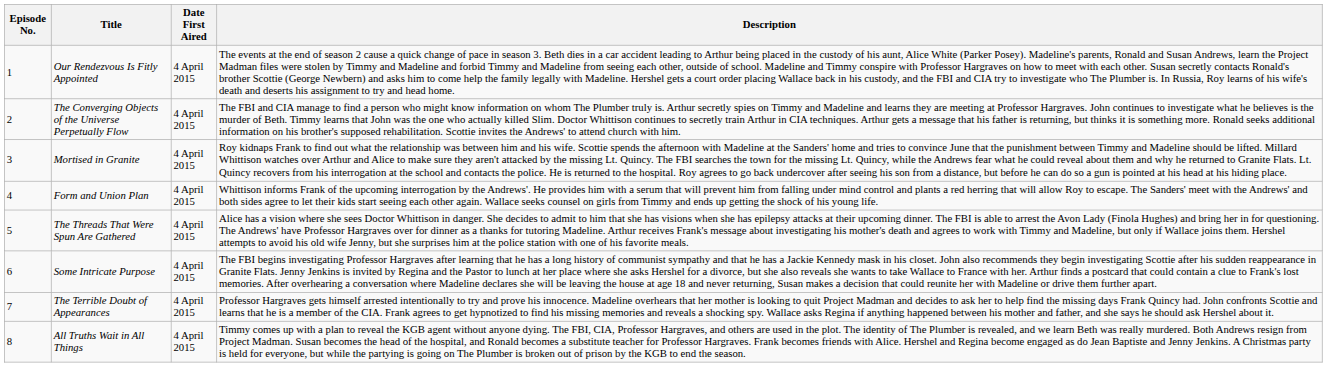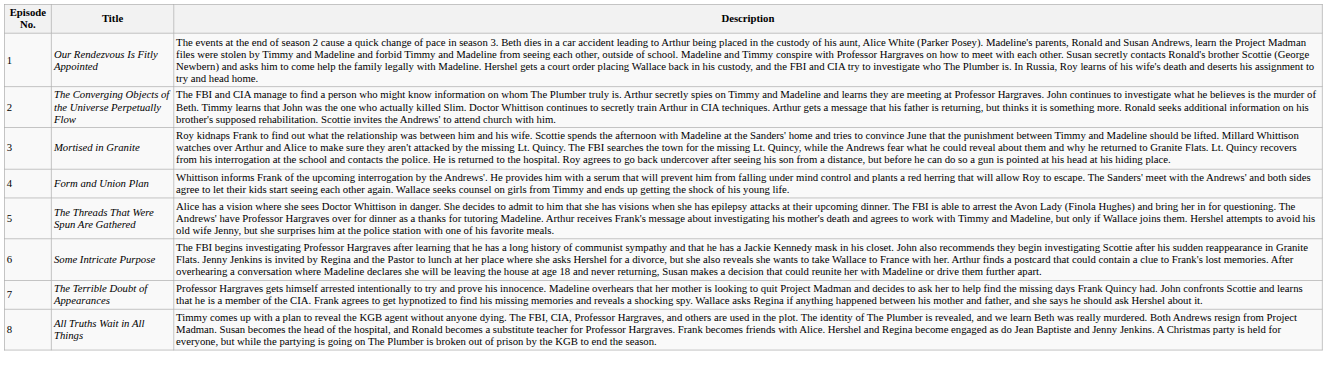- column: (194, 25)
